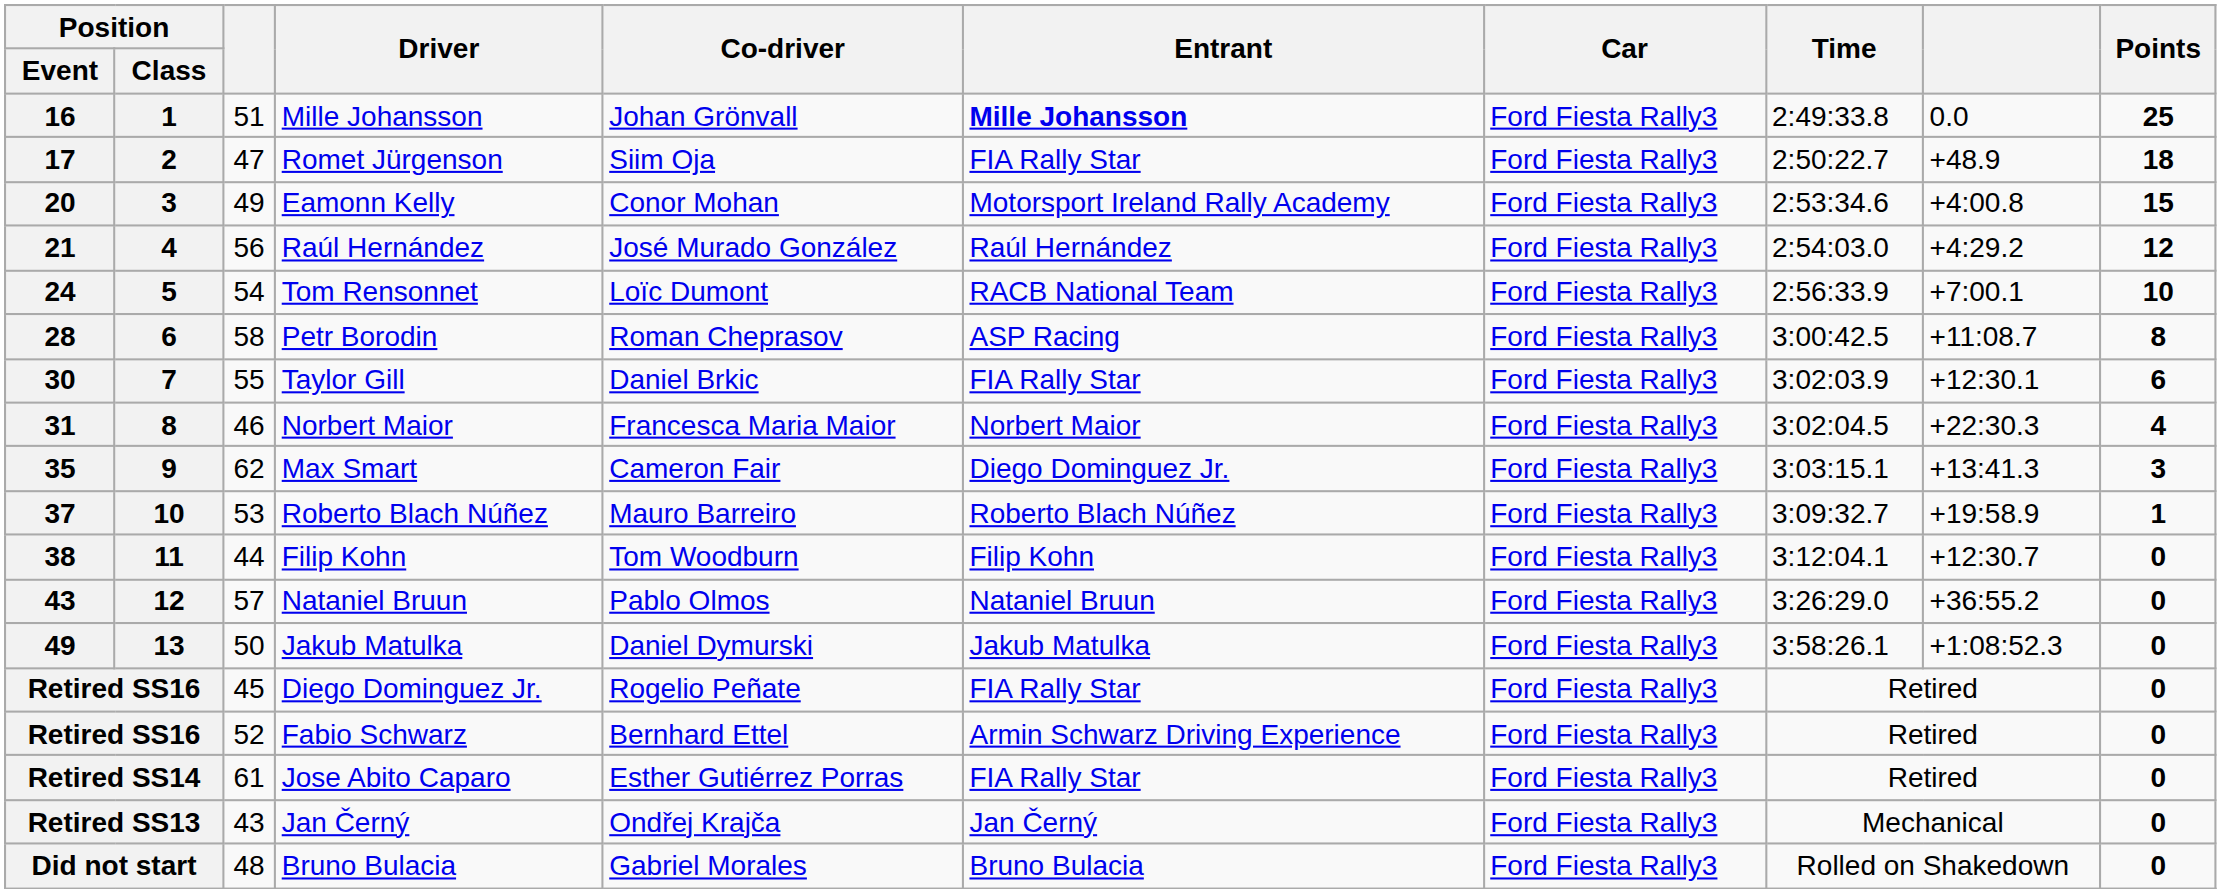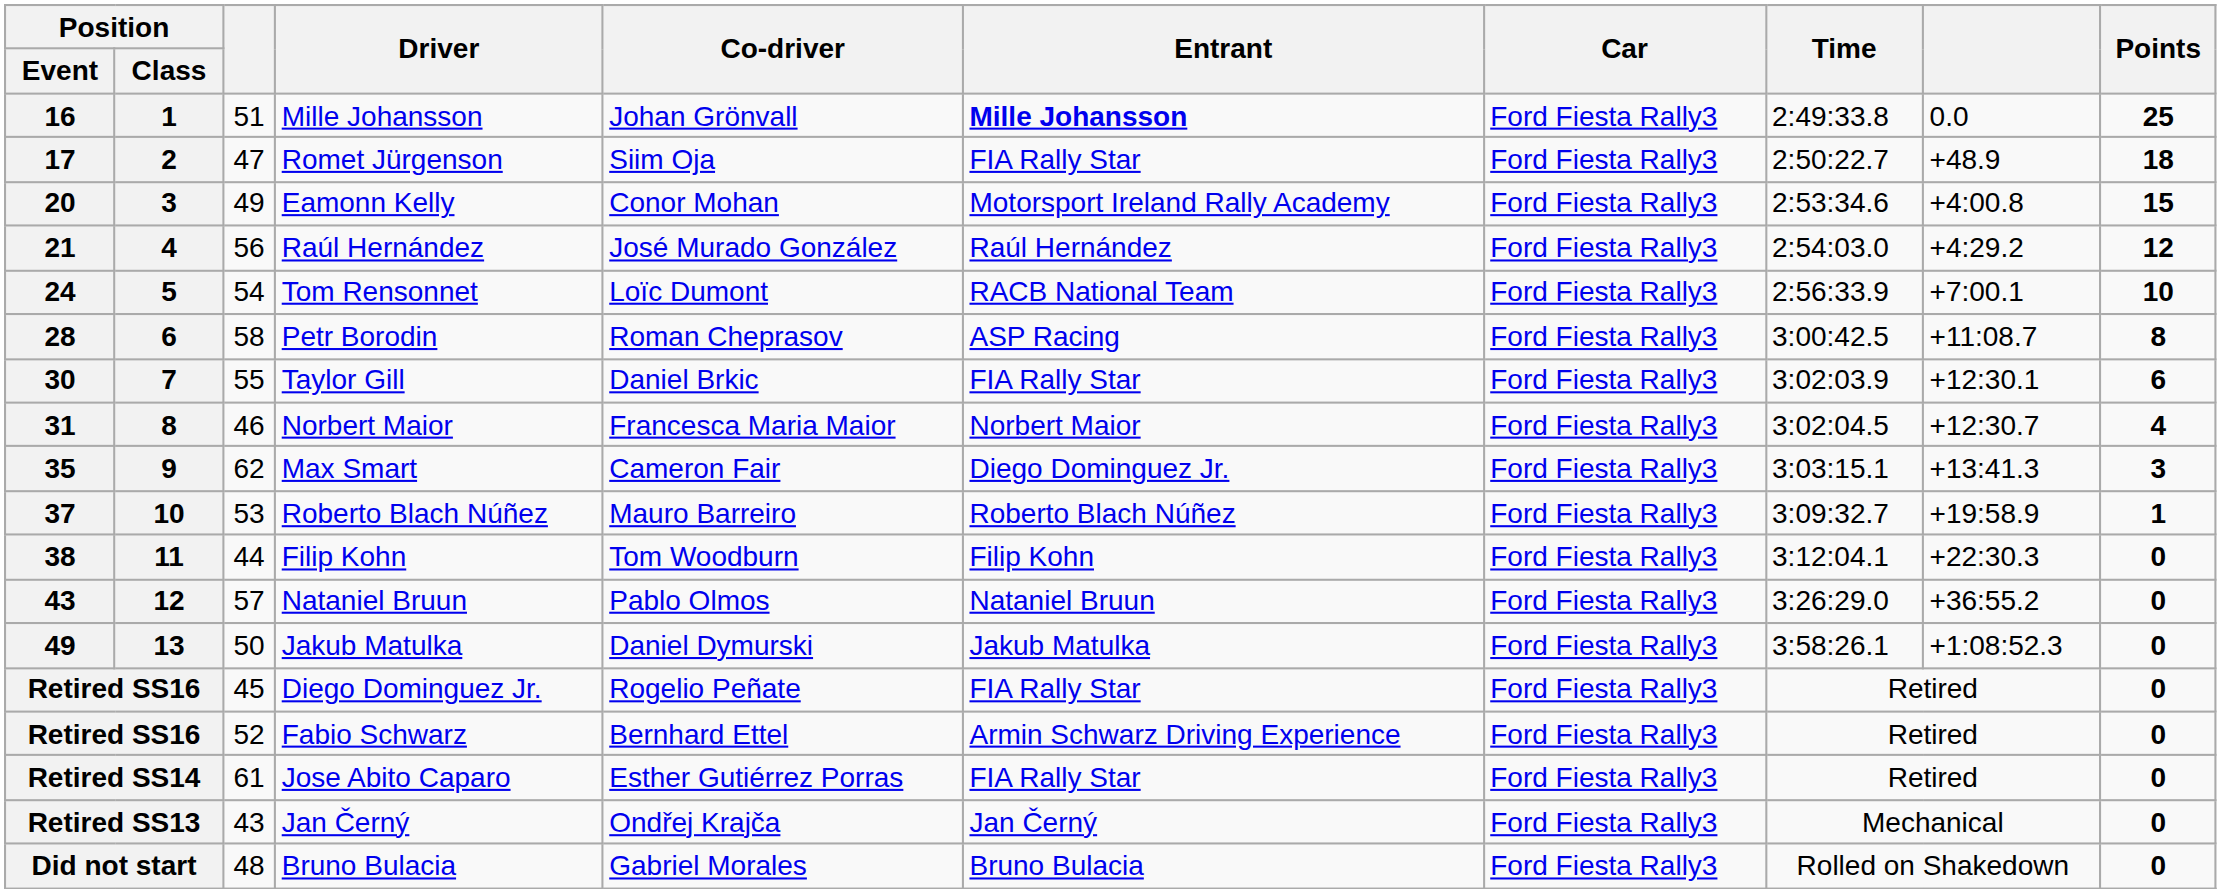(1984, 424) +22:30.3 -> (1984, 424) +12:30.7
(1984, 557) +12:30.7 -> (1984, 557) +22:30.3
